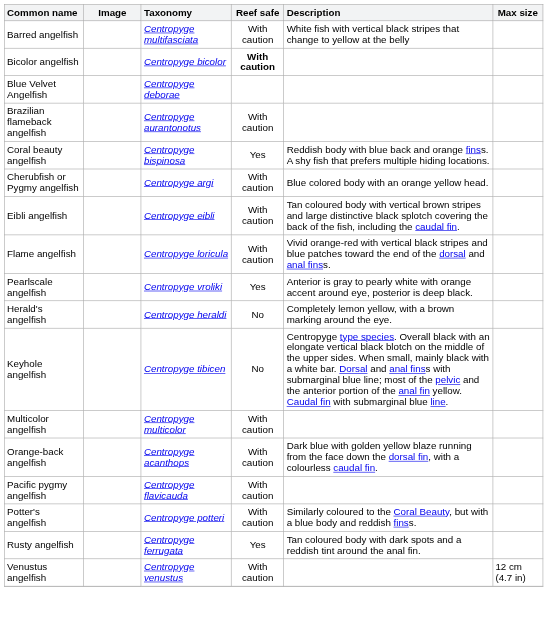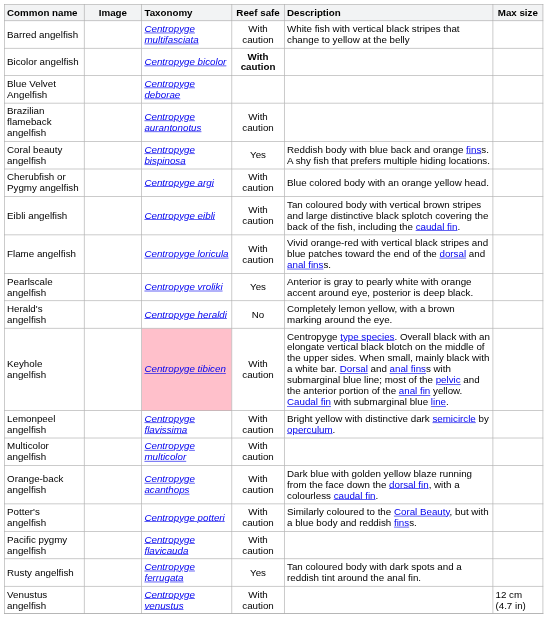(185, 369) no background -> (185, 369) pink background
(258, 369) No -> (258, 369) With caution
+ row: (31, 424)
rows swapped: (37, 490) <-> (27, 517)
